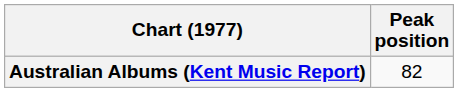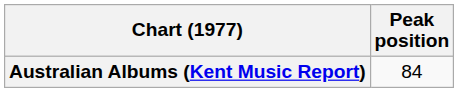(412, 71) 82 -> (412, 71) 84
